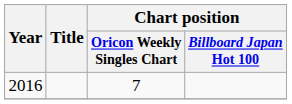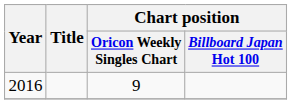(136, 85) 7 -> (136, 85) 9
